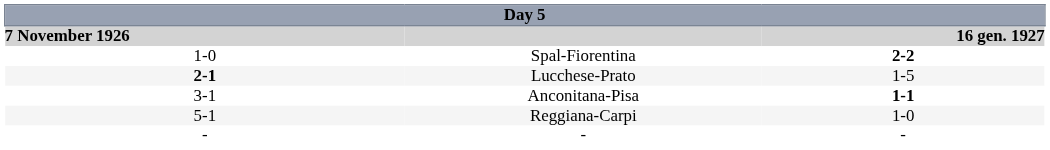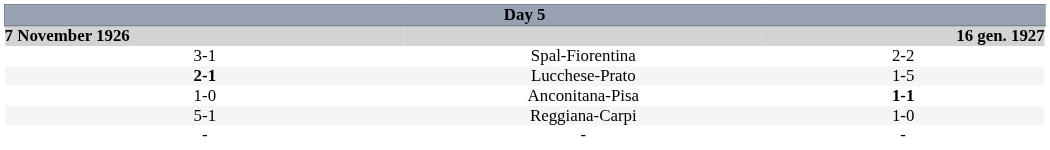(205, 55) 1-0 -> (205, 55) 3-1
(903, 55) bold -> (903, 55) normal
(205, 95) 3-1 -> (205, 95) 1-0
